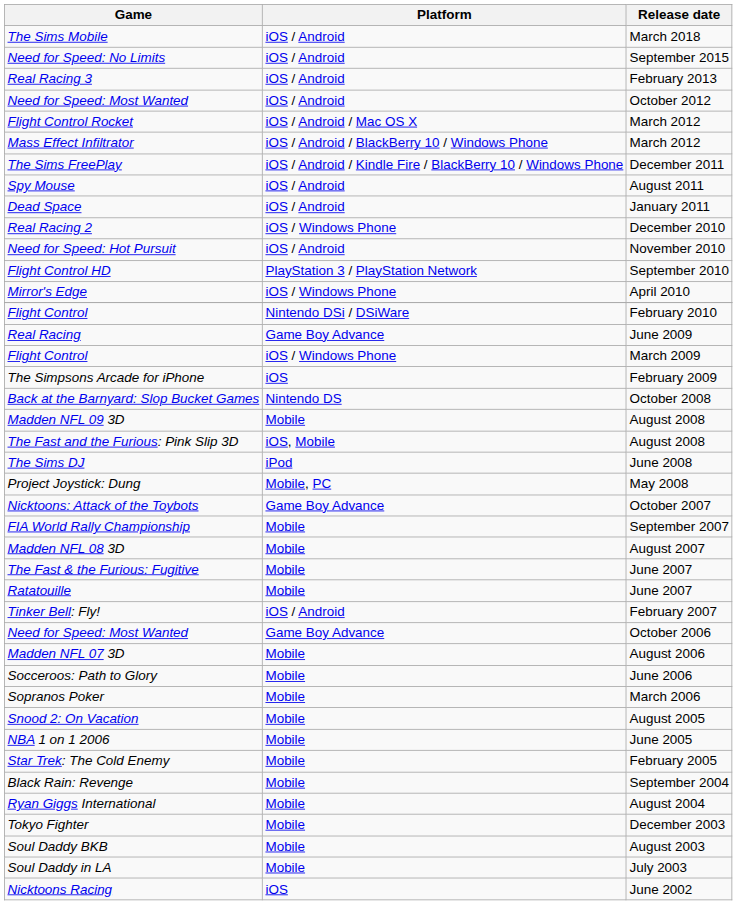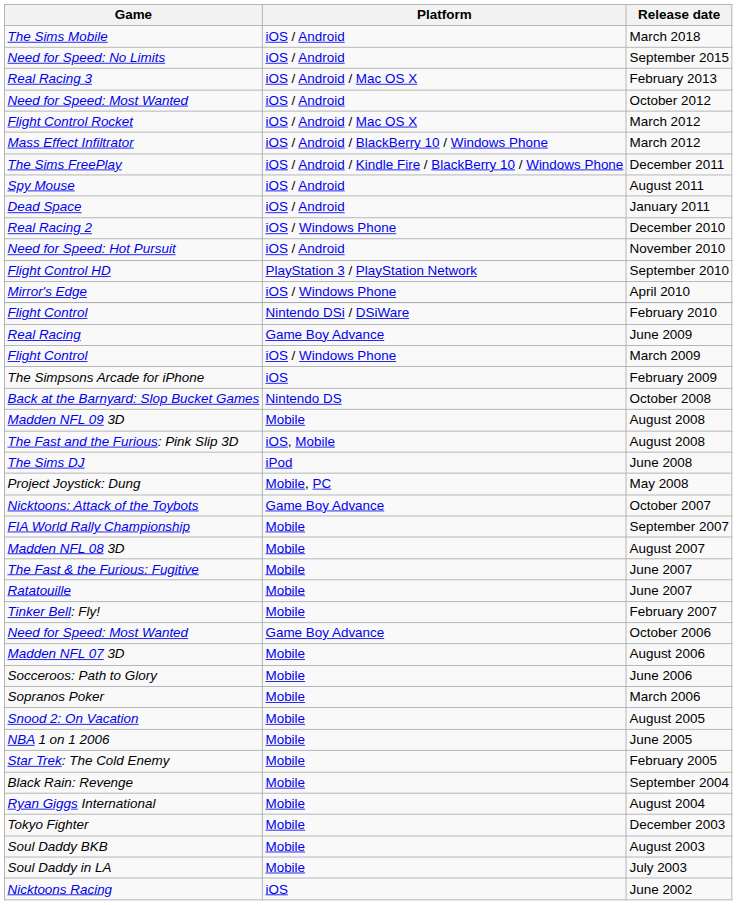(305, 79) iOS / Android -> (341, 79) iOS / Android / Mac OS X
(305, 611) iOS / Android -> (285, 611) Mobile
